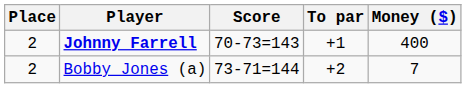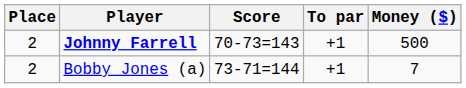(415, 43) 400 -> (415, 43) 500
(336, 69) +2 -> (336, 69) +1
